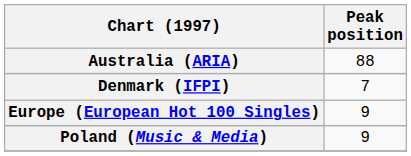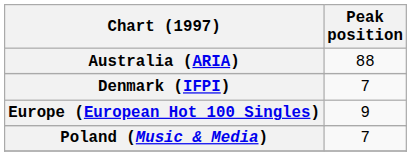(365, 138) 9 -> (365, 138) 7
